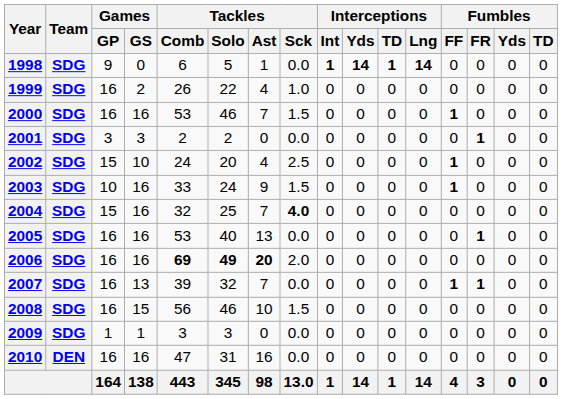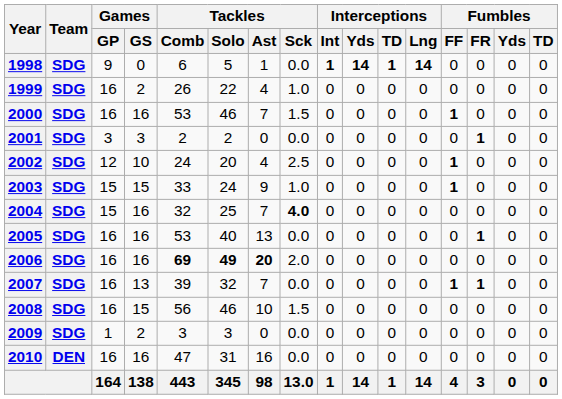(108, 162) 15 -> (108, 162) 12
(108, 187) 10 -> (108, 187) 15
(141, 187) 16 -> (141, 187) 15
(298, 187) 1.5 -> (298, 187) 1.0
(141, 333) 1 -> (141, 333) 2
